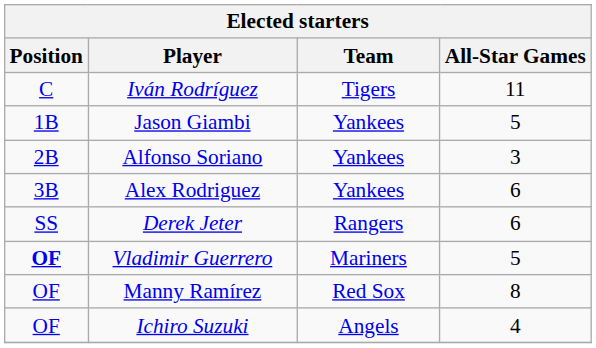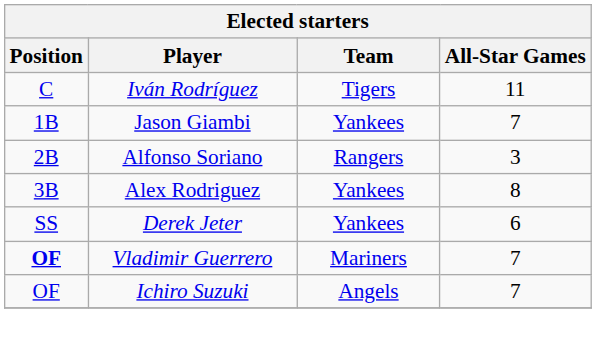(515, 122) 5 -> (515, 122) 7
(368, 156) Yankees -> (369, 156) Rangers
(515, 190) 6 -> (515, 190) 8
(369, 223) Rangers -> (368, 223) Yankees
(515, 257) 5 -> (515, 257) 7
- row: (192, 291)
(515, 325) 4 -> (515, 291) 7
